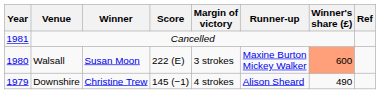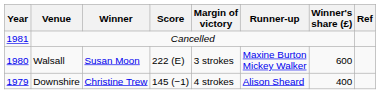(344, 60) lightsalmon background -> (344, 60) no background
(344, 81) 490 -> (344, 81) 400
